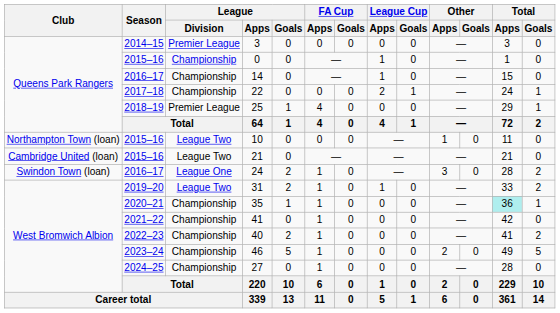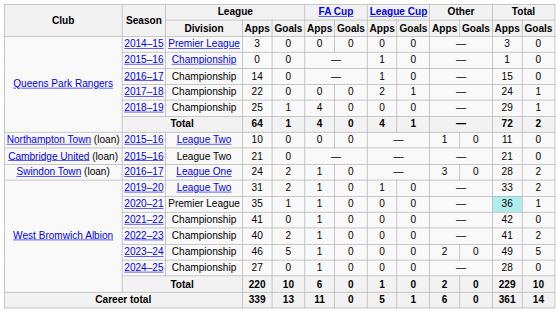(204, 108) Premier League -> (204, 108) Championship
(204, 204) Championship -> (204, 204) Premier League
